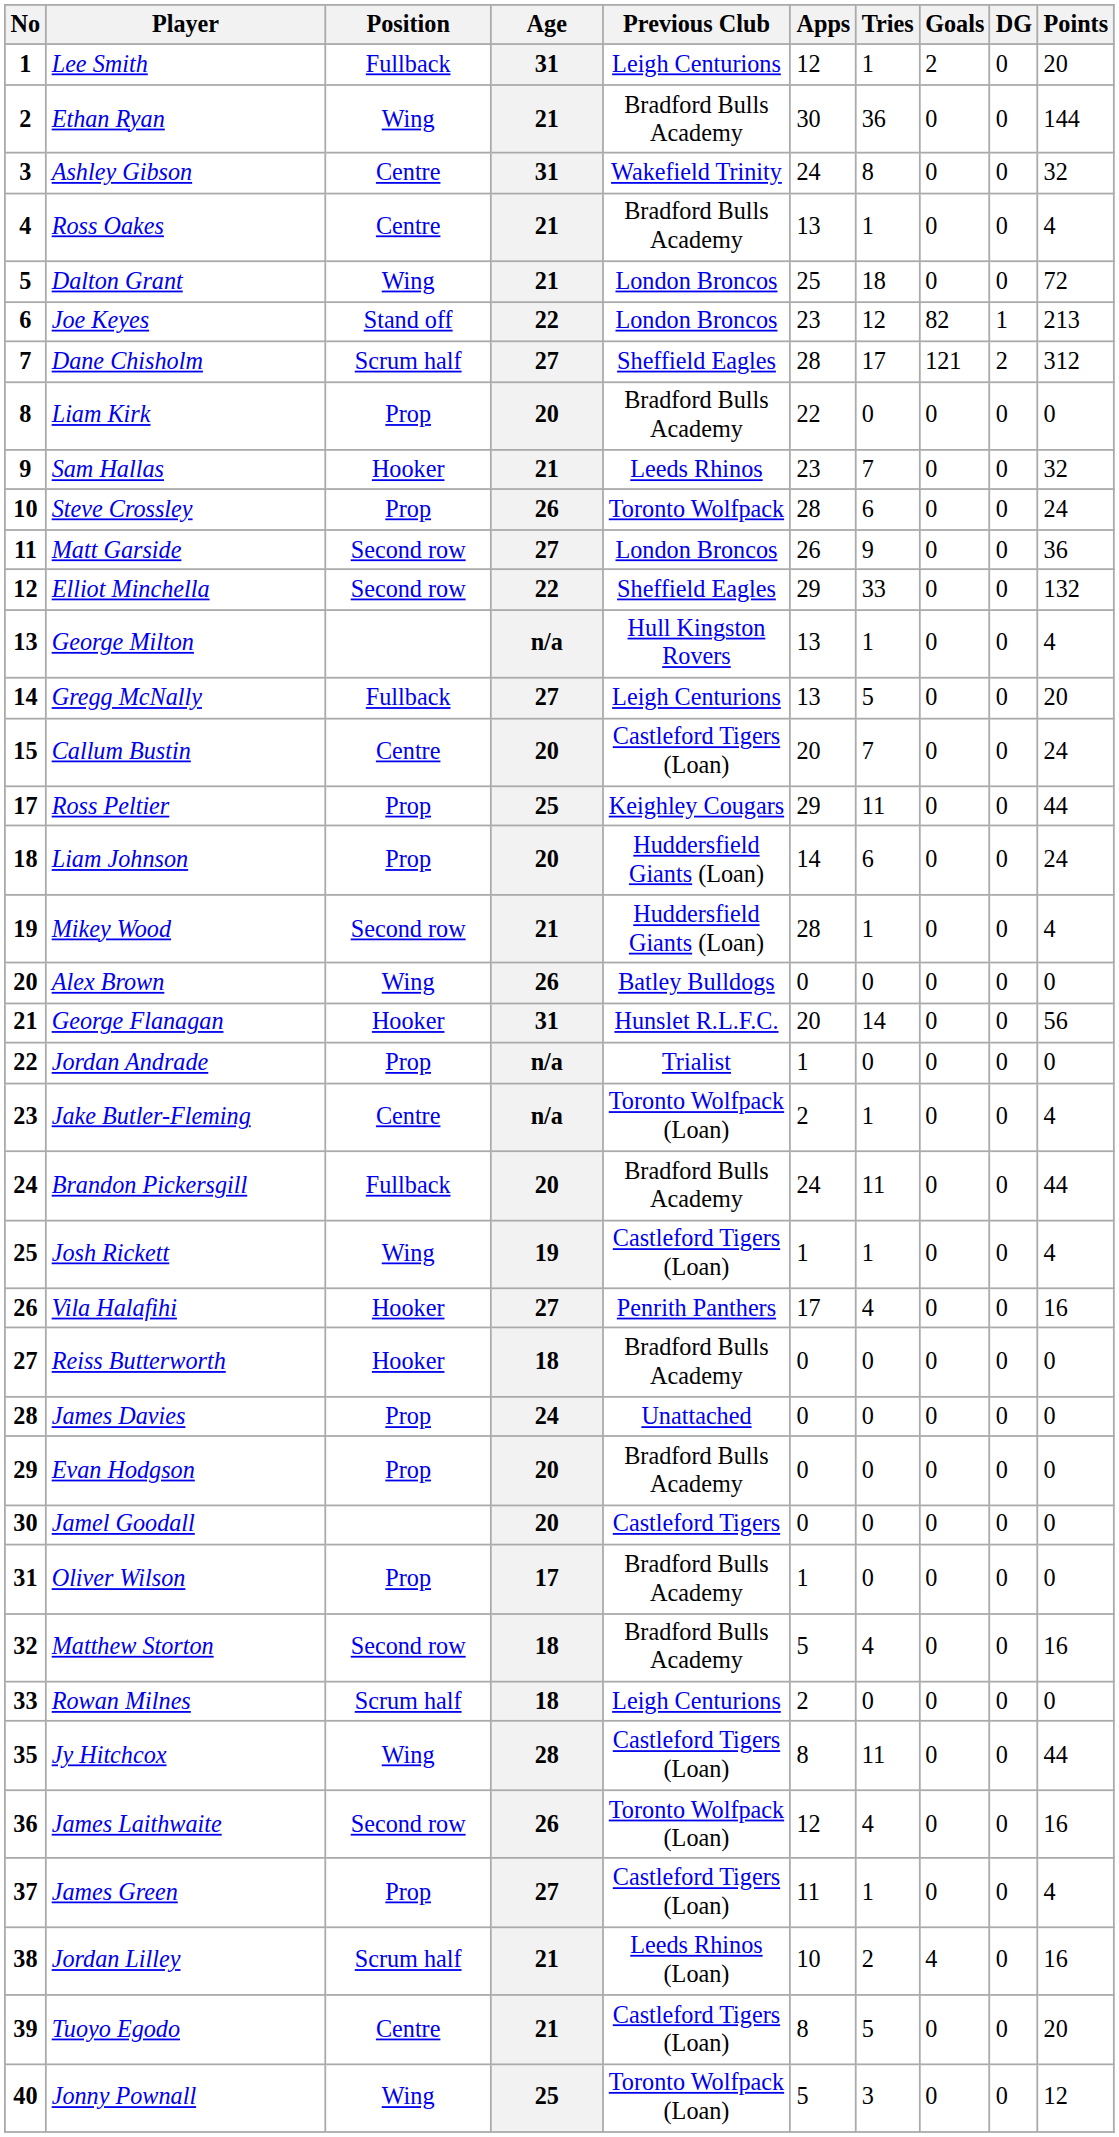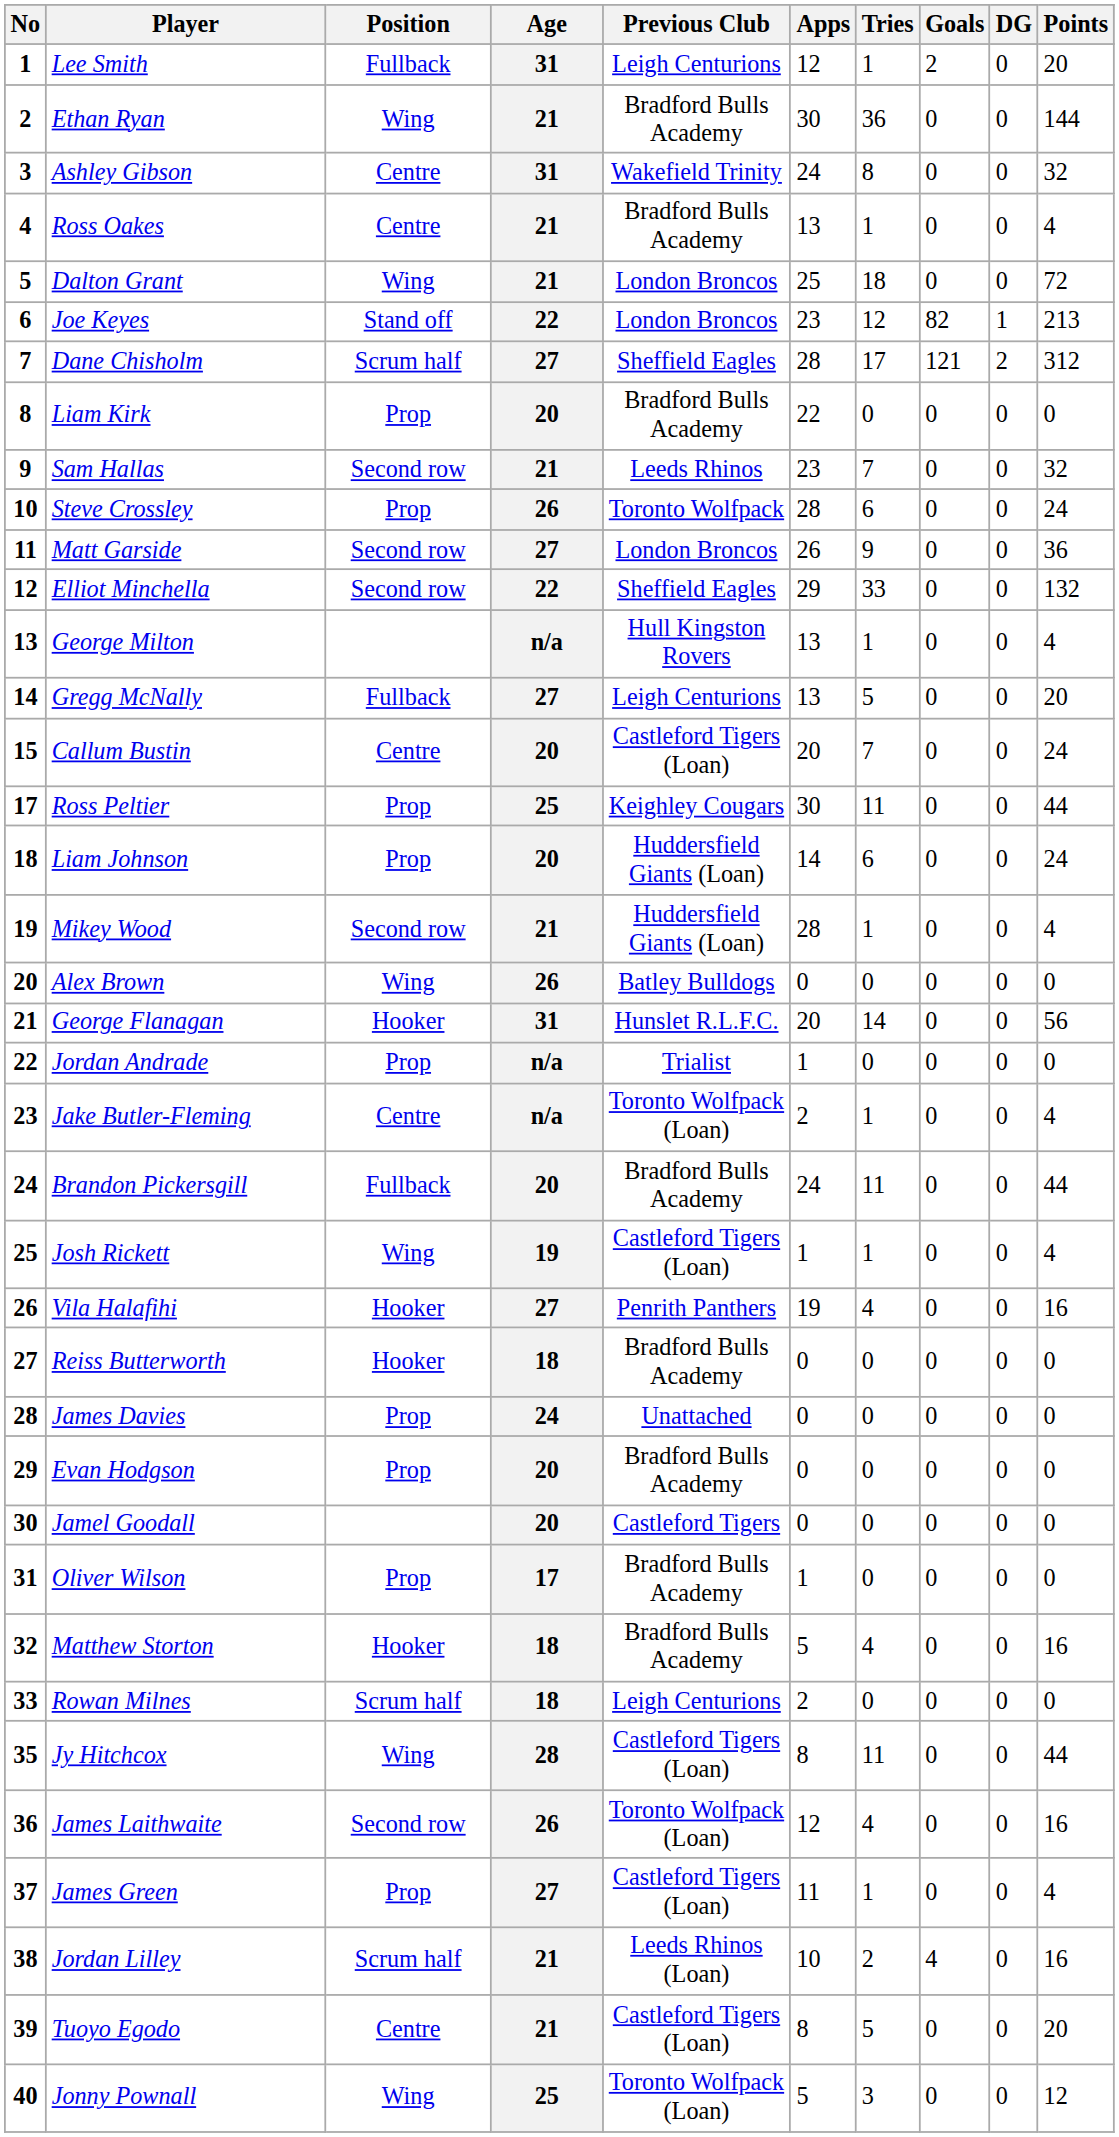(408, 468) Hooker -> (408, 468) Second row
(809, 805) 29 -> (809, 805) 30
(809, 1307) 17 -> (809, 1307) 19
(408, 1646) Second row -> (408, 1646) Hooker
